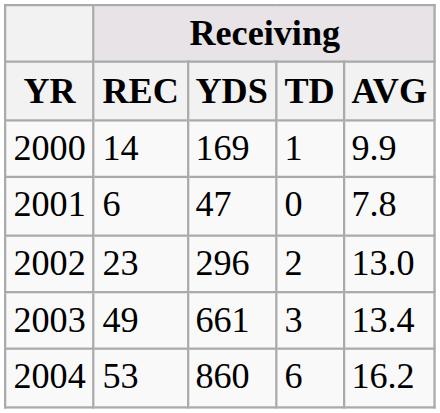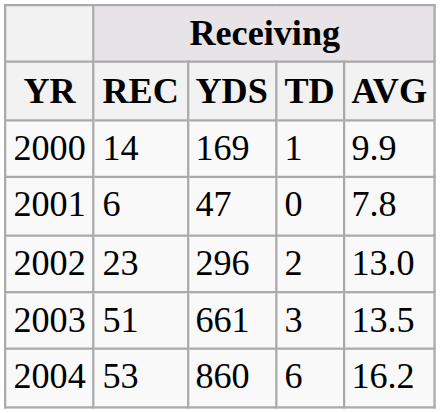(121, 319) 49 -> (121, 319) 51
(383, 319) 13.4 -> (383, 319) 13.5
